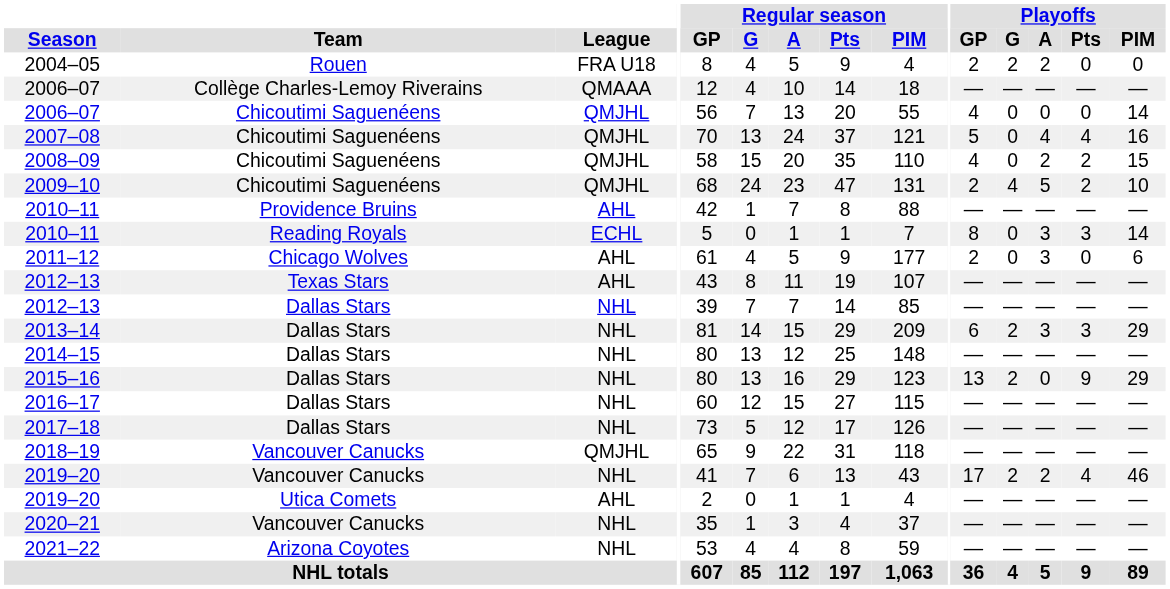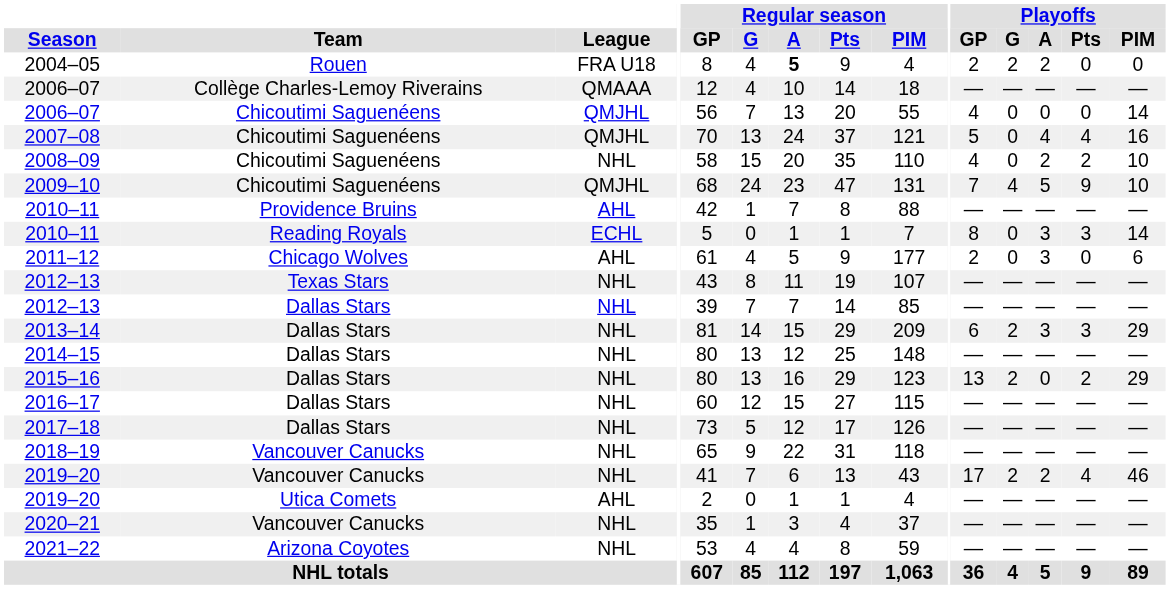(794, 64) normal -> (794, 64) bold
(617, 161) QMJHL -> (617, 161) NHL
(1138, 161) 15 -> (1138, 161) 10
(974, 185) 2 -> (974, 185) 7
(1086, 185) 2 -> (1086, 185) 9
(617, 282) AHL -> (617, 282) NHL
(1086, 378) 9 -> (1086, 378) 2
(617, 451) QMJHL -> (617, 451) NHL
